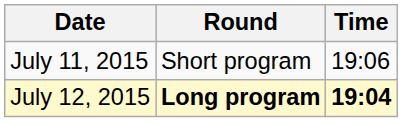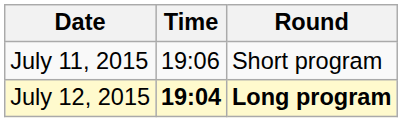columns swapped: (361, 23) <-> (241, 23)
